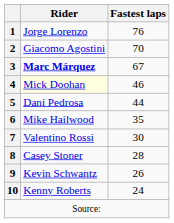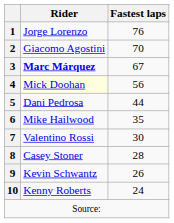(138, 84) 46 -> (138, 84) 56
